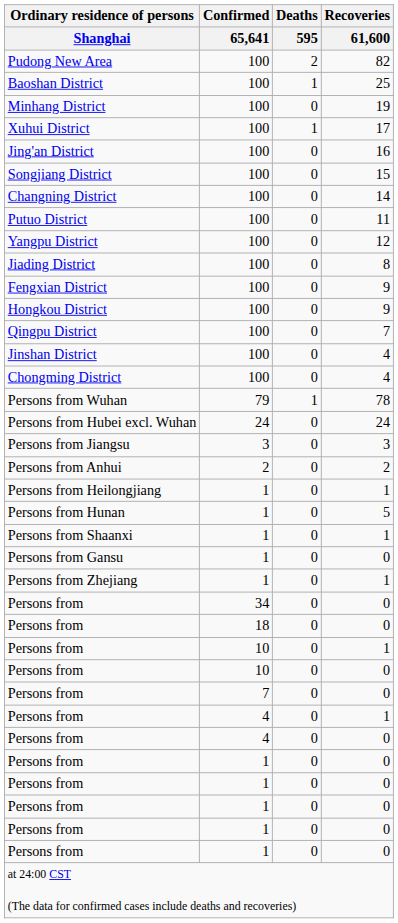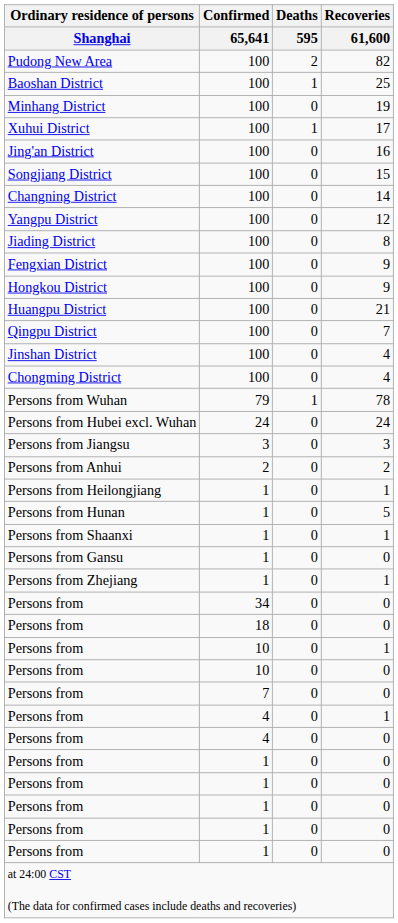- row: (47, 219)
+ row: (57, 309)
